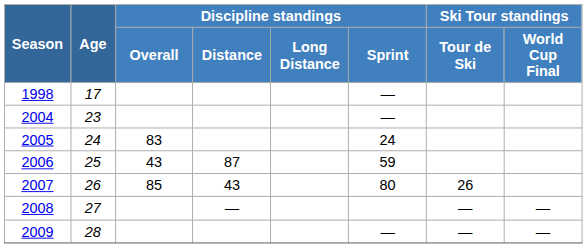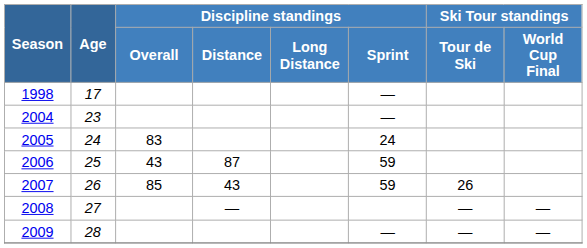(388, 186) 80 -> (388, 186) 59
